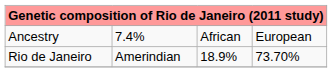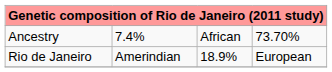(284, 36) European -> (277, 36) 73.70%
(277, 56) 73.70% -> (284, 56) European
